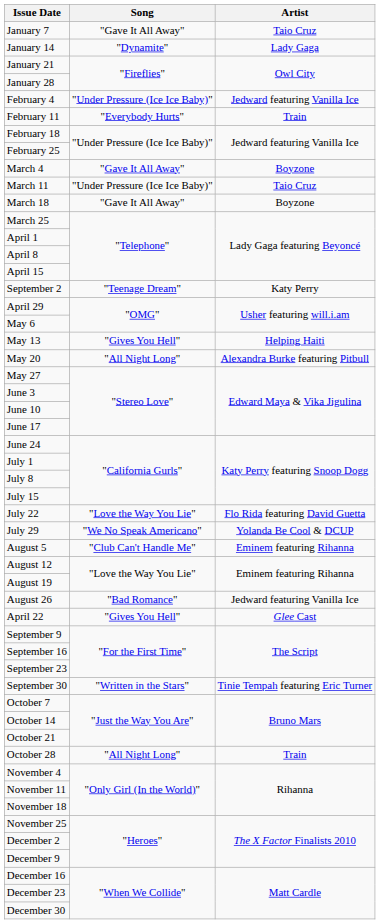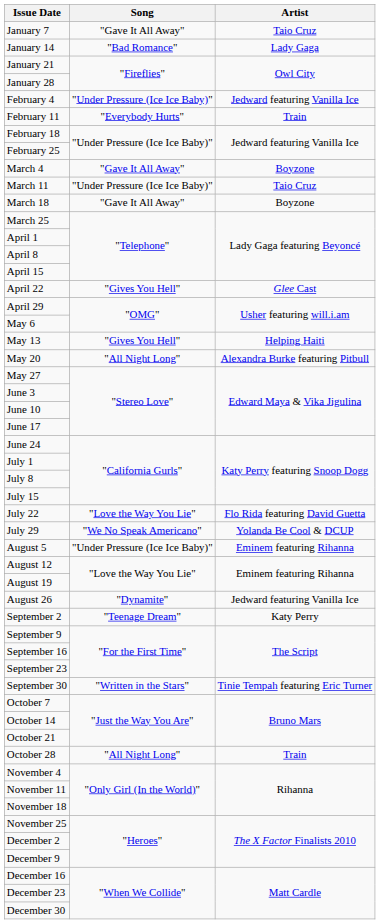(142, 47) "Dynamite" -> (142, 47) "Bad Romance"
rows swapped: (25, 617) <-> (34, 289)
(142, 548) "Club Can't Handle Me" -> (142, 548) "Under Pressure (Ice Ice Baby)"
(142, 599) "Bad Romance" -> (142, 599) "Dynamite"
